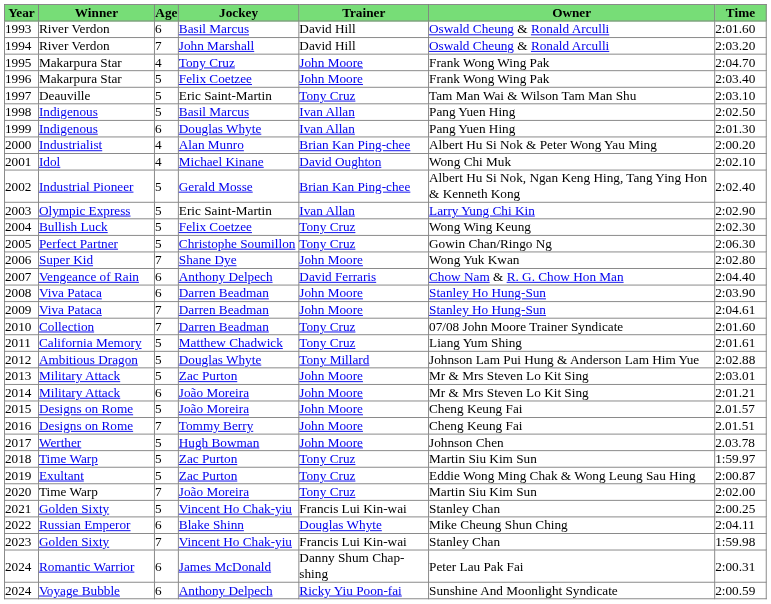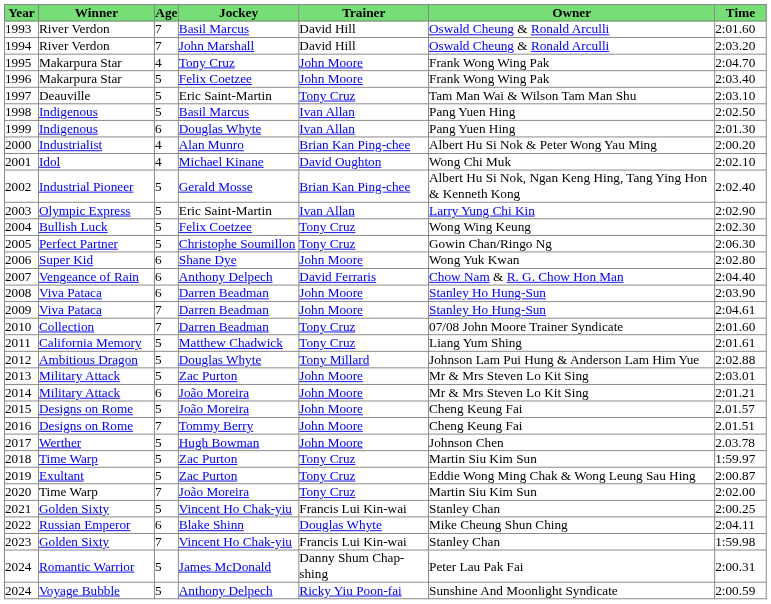(158, 29) 6 -> (158, 29) 7
(158, 260) 7 -> (158, 260) 6
(158, 566) 6 -> (158, 566) 5
(158, 590) 6 -> (158, 590) 5
